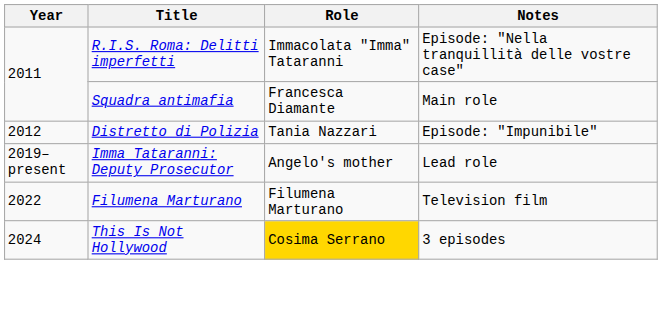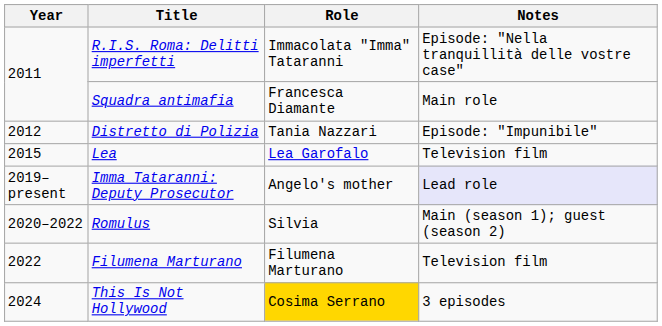+ row: (104, 155)
(460, 163) no background -> (460, 185) lavender background
+ row: (121, 224)
